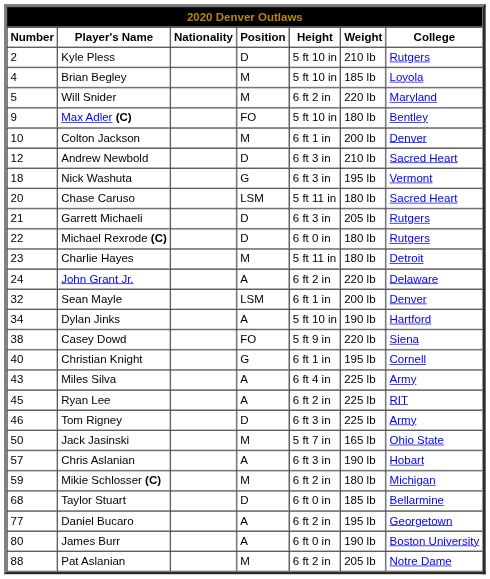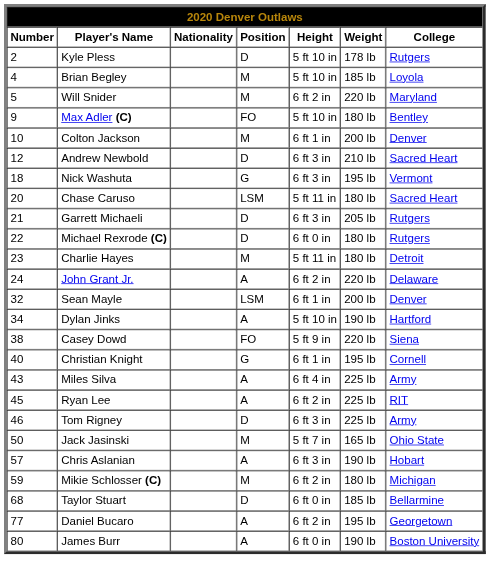(360, 57) 210 lb -> (360, 57) 178 lb
- row: (93, 561)
